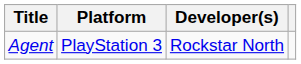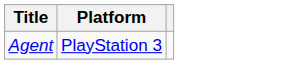- column: (227, 18)
